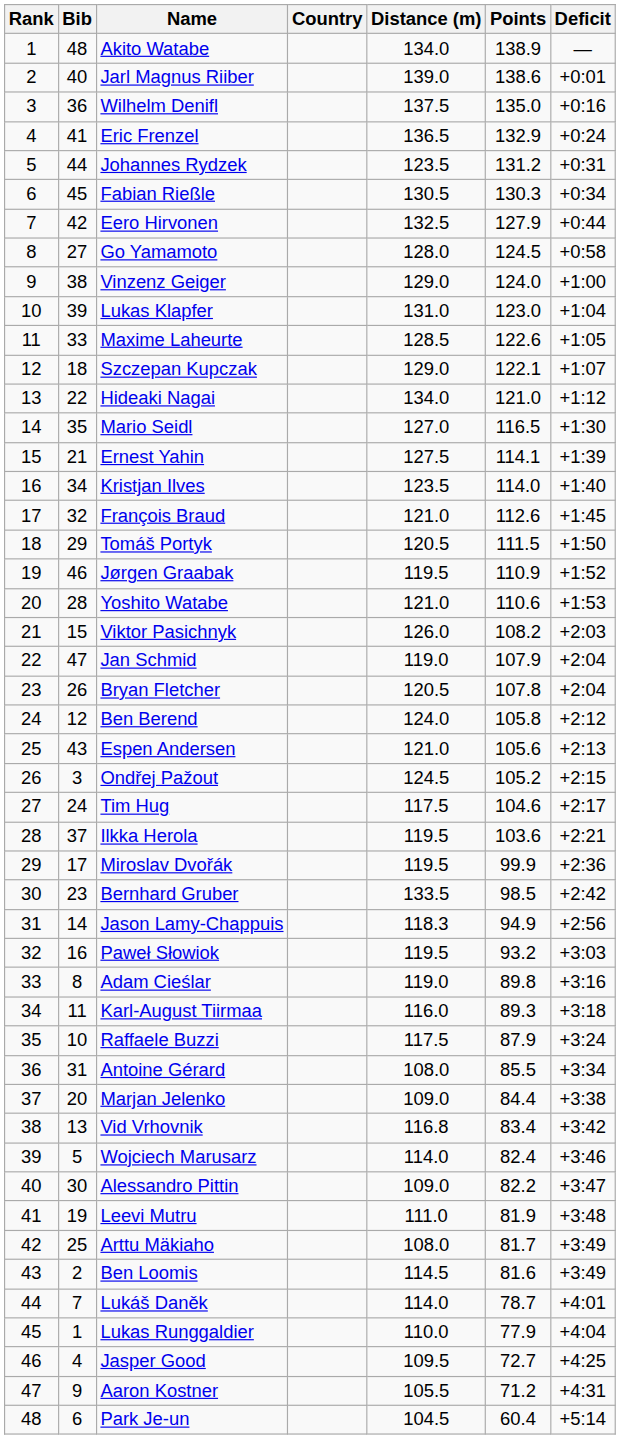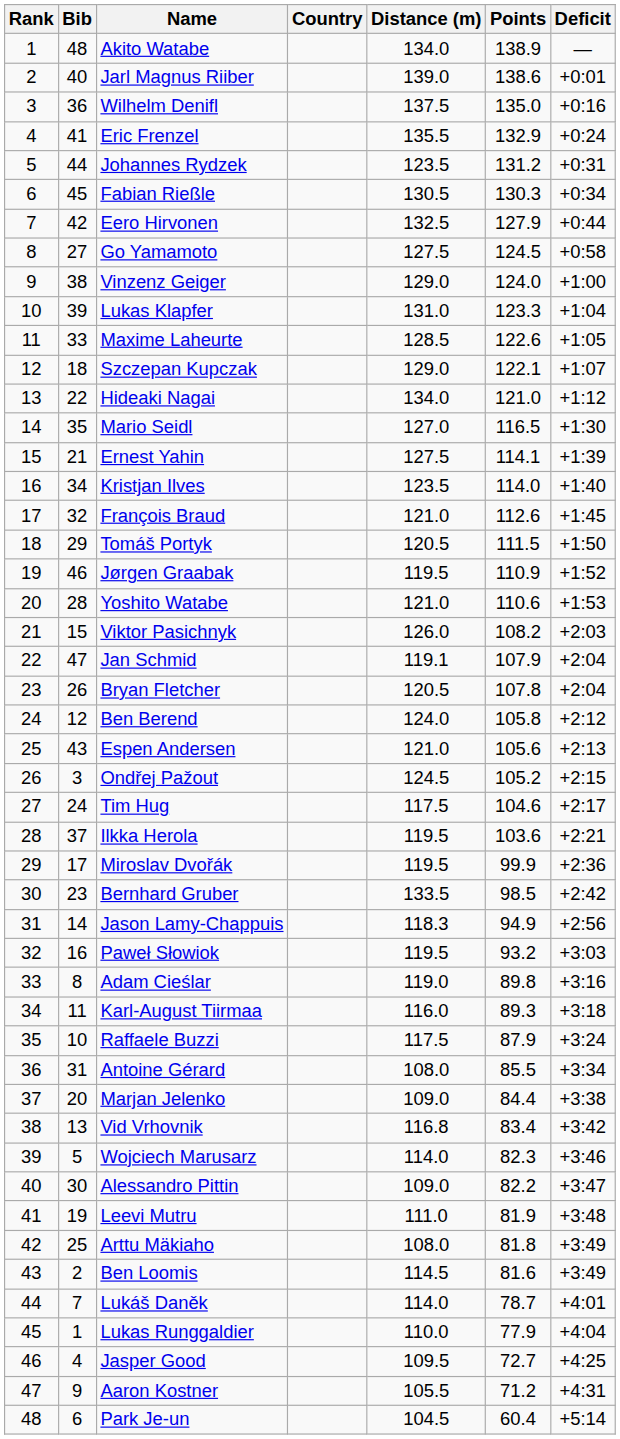(426, 135) 136.5 -> (426, 135) 135.5
(426, 252) 128.0 -> (426, 252) 127.5
(518, 310) 123.0 -> (518, 310) 123.3
(426, 661) 119.0 -> (426, 661) 119.1
(518, 1157) 82.4 -> (518, 1157) 82.3
(518, 1244) 81.7 -> (518, 1244) 81.8
